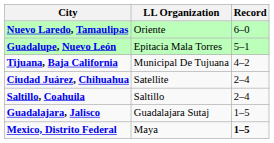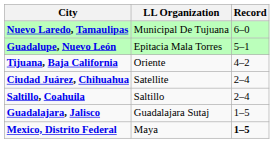(150, 29) Oriente -> (181, 29) Municipal De Tujuana
(181, 63) Municipal De Tujuana -> (150, 63) Oriente
